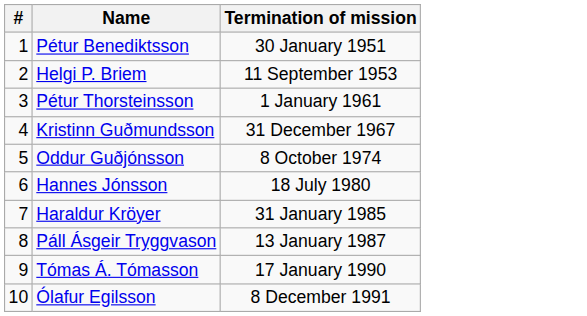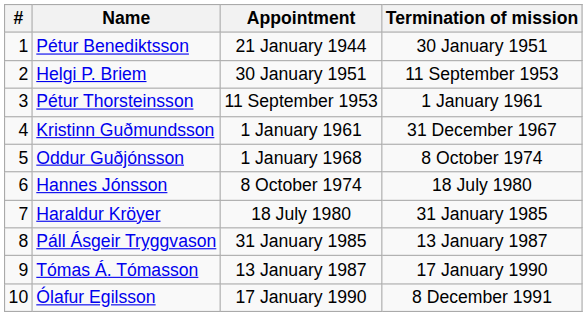+ column: (301, 18)
